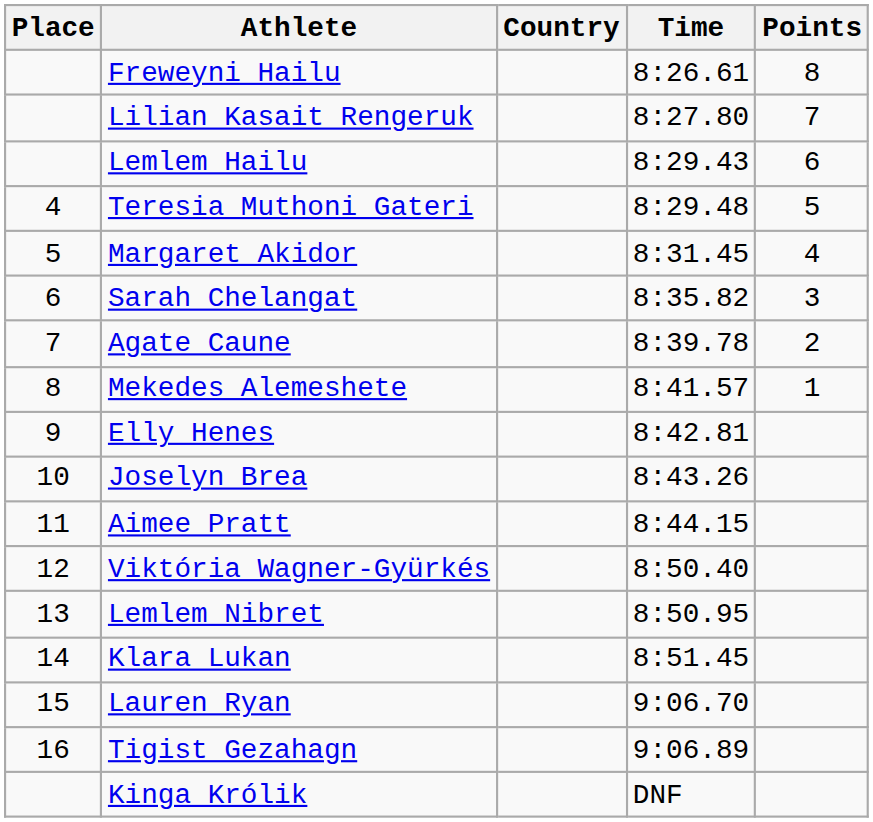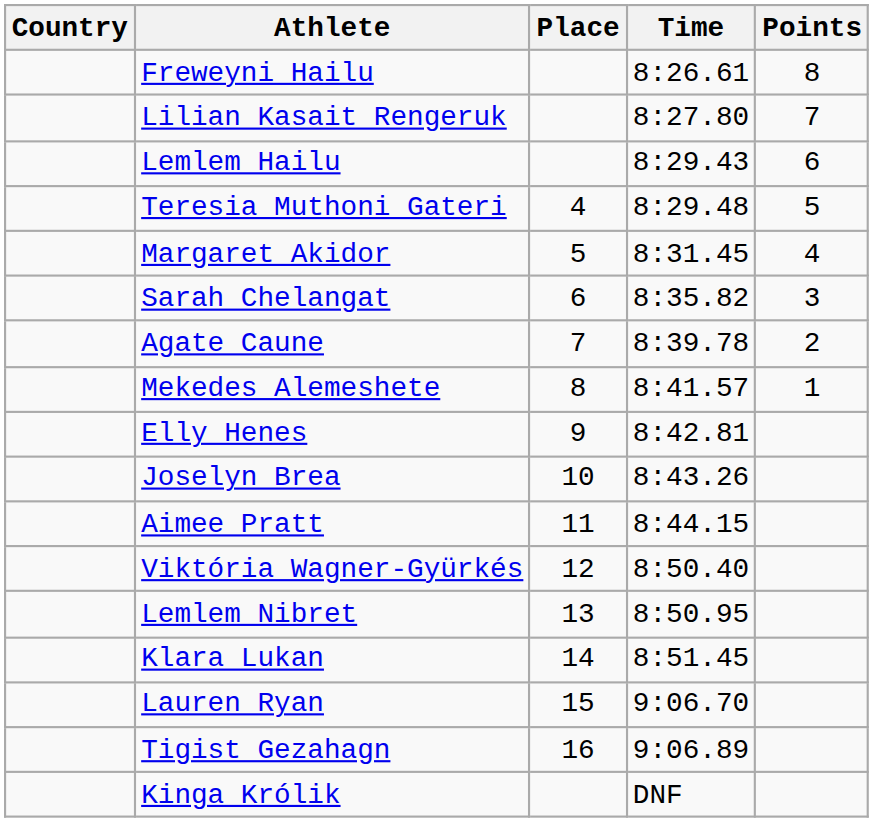columns swapped: (53, 28) <-> (561, 28)
